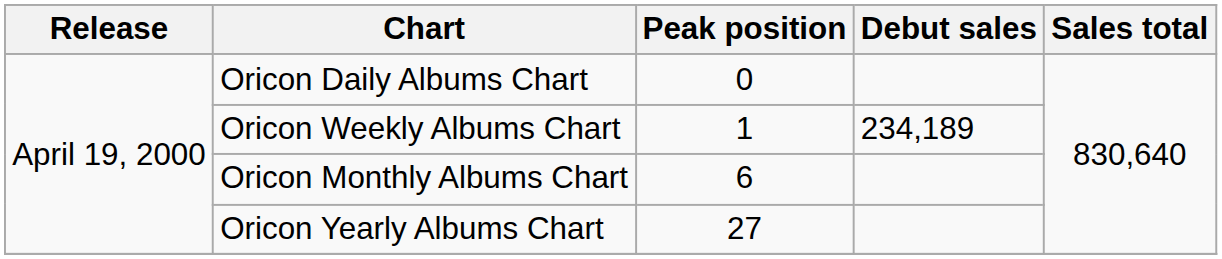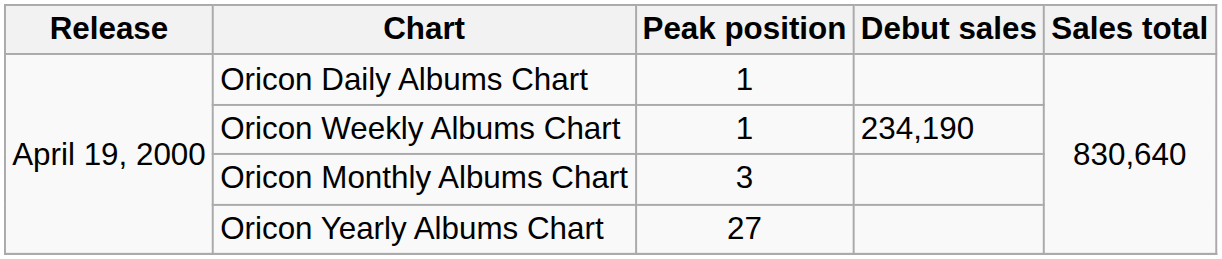(744, 79) 0 -> (744, 79) 1
(918, 128) 234,189 -> (918, 128) 234,190
(744, 178) 6 -> (744, 178) 3
